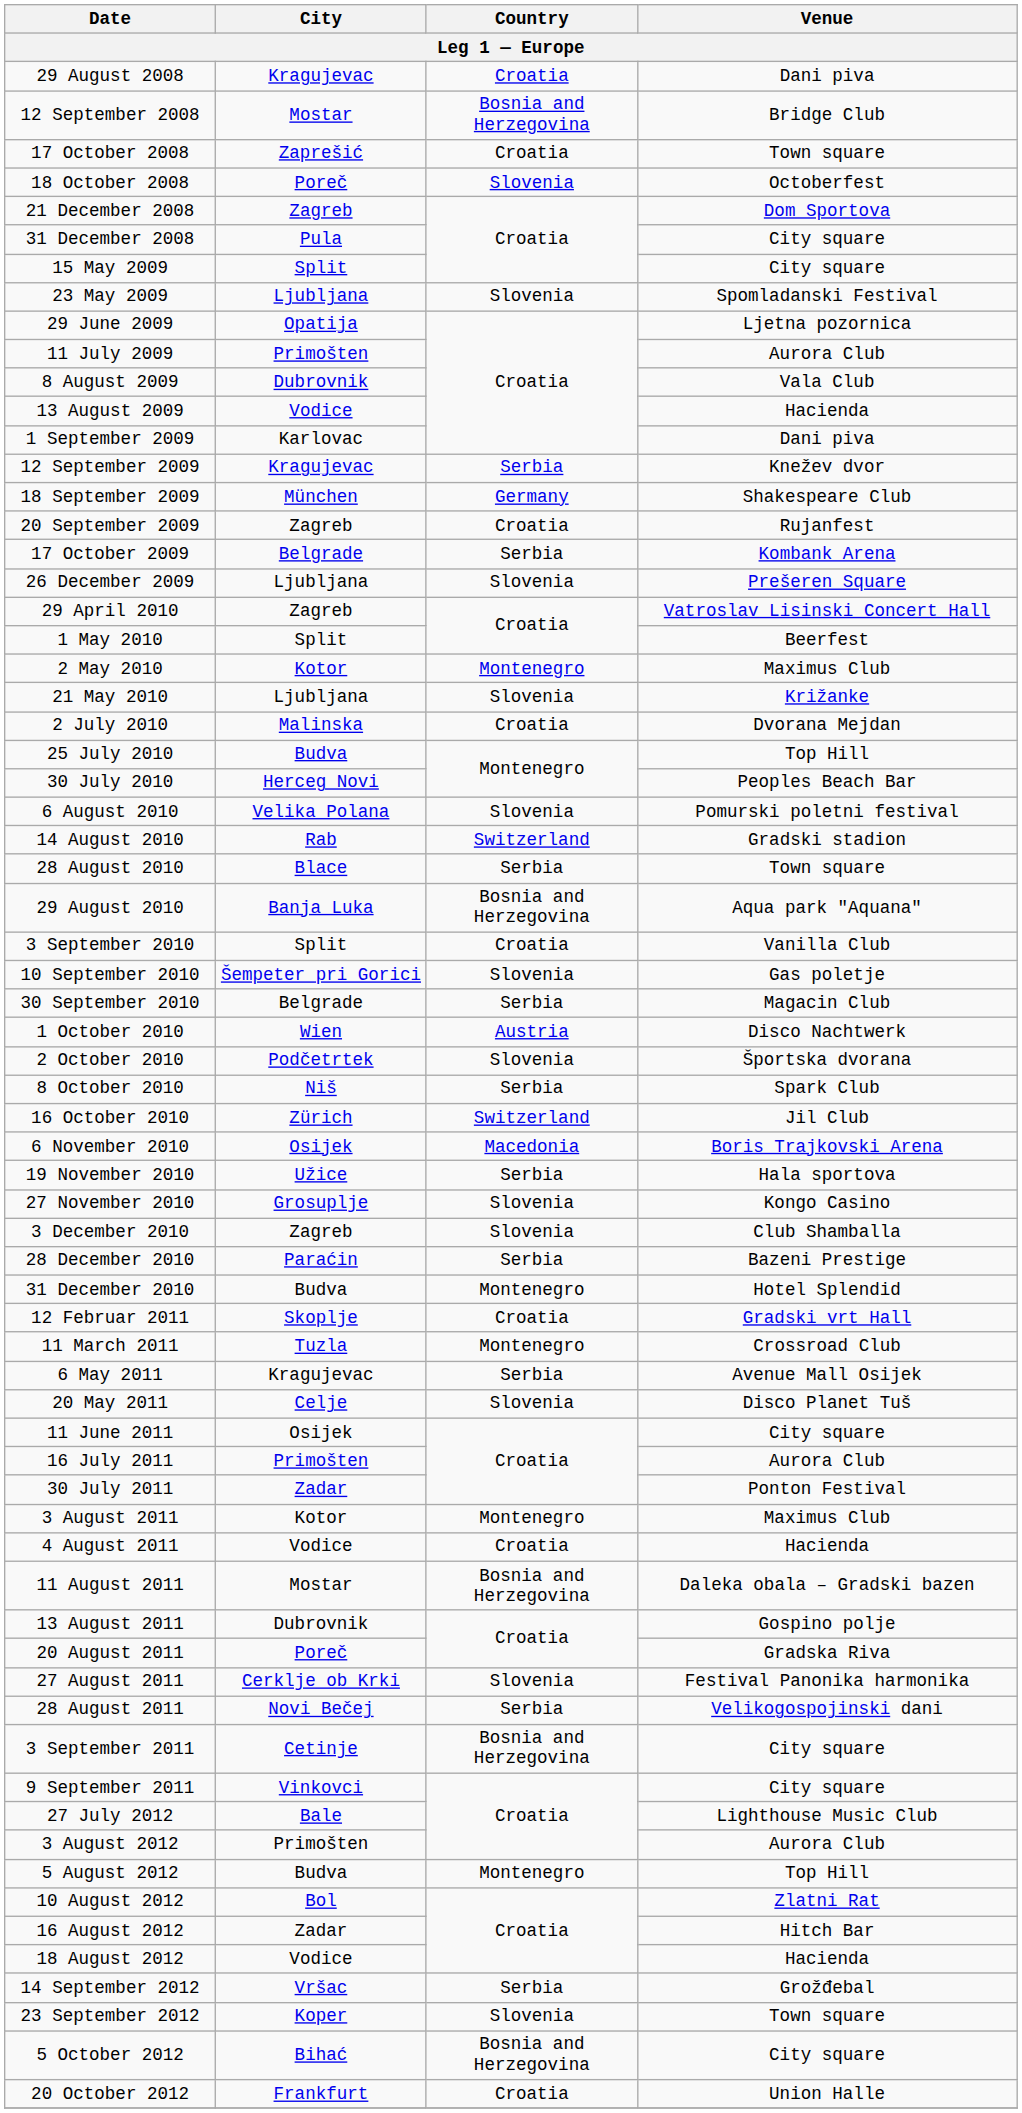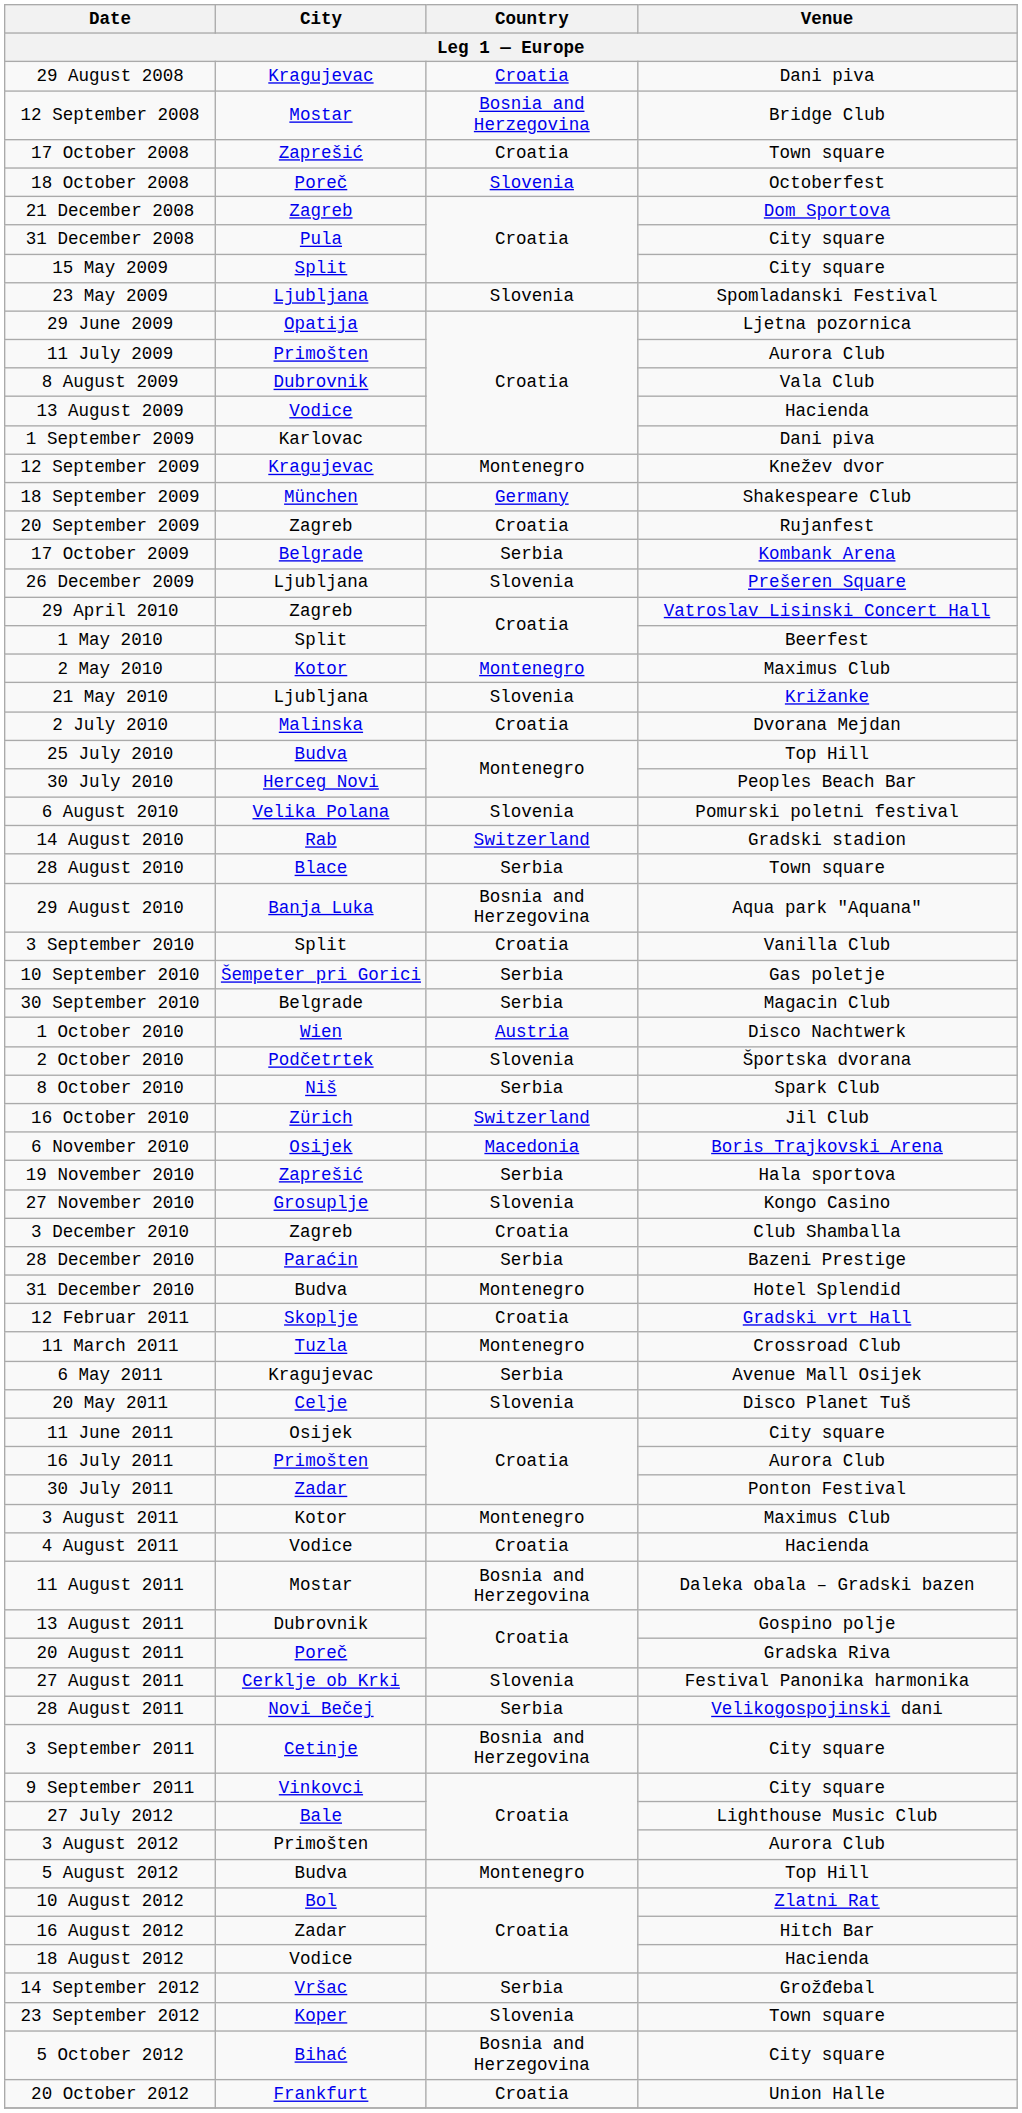(532, 468) Serbia -> (532, 468) Montenegro
(532, 975) Slovenia -> (532, 975) Serbia
(321, 1175) Užice -> (321, 1175) Zaprešić
(532, 1232) Slovenia -> (532, 1232) Croatia
